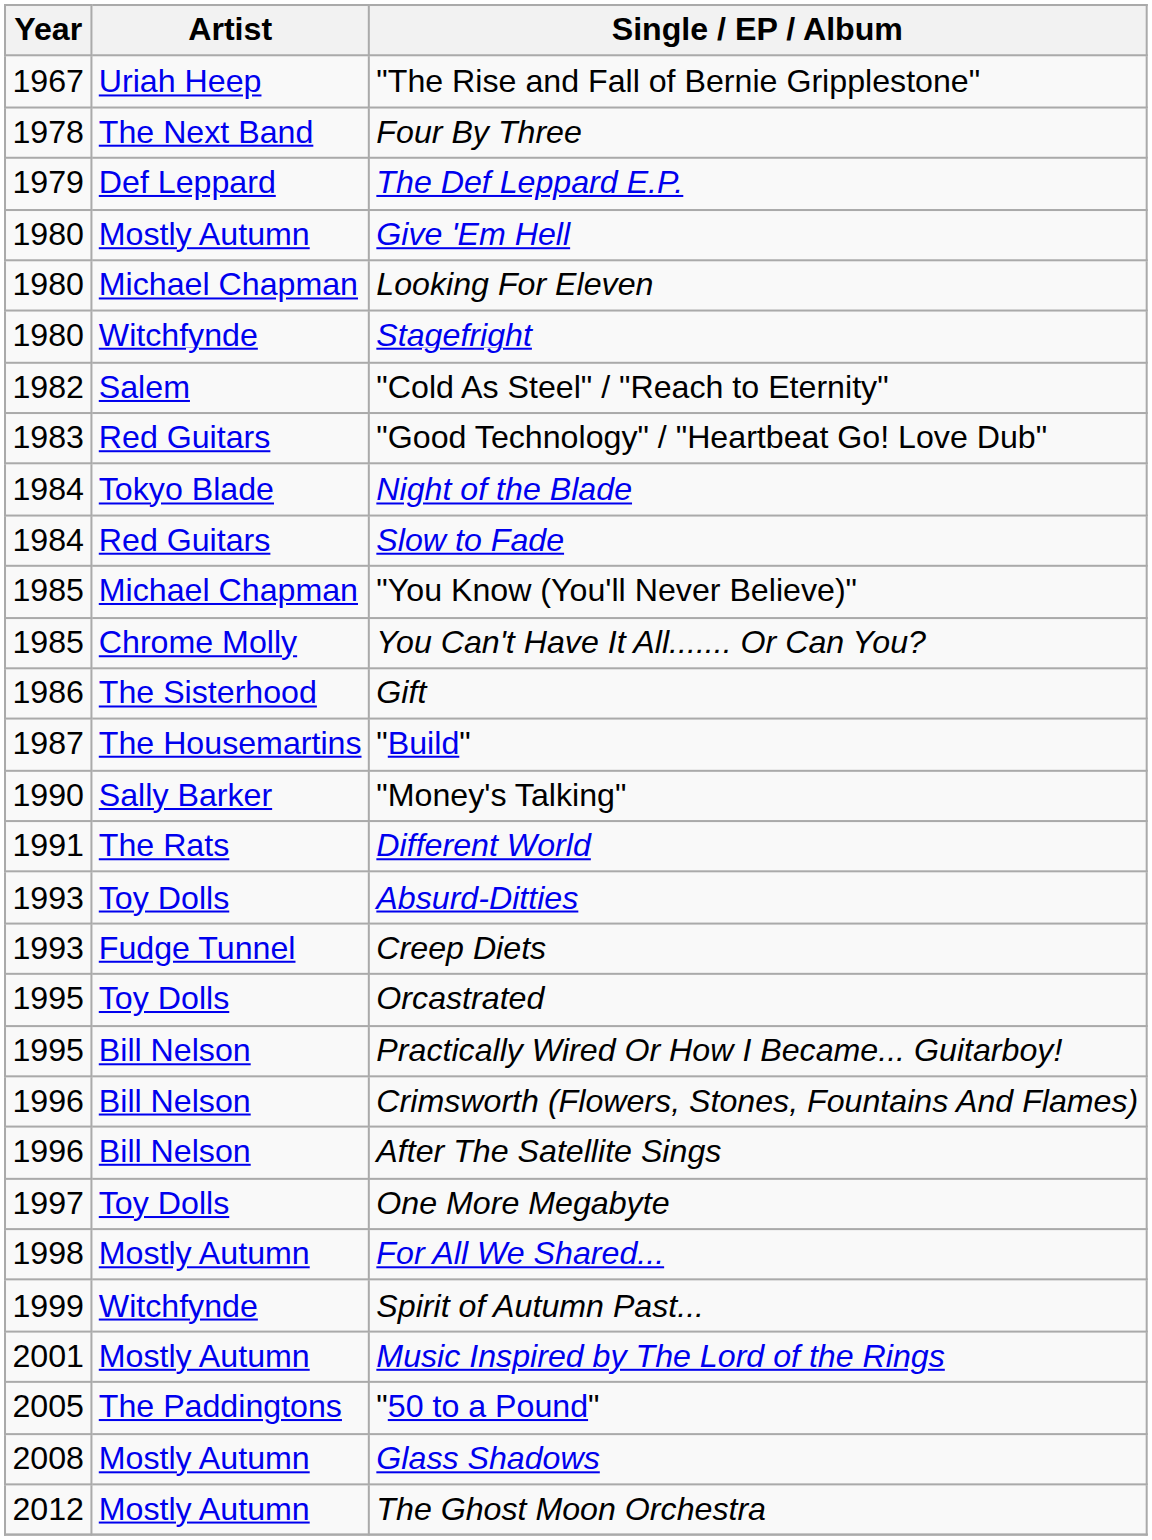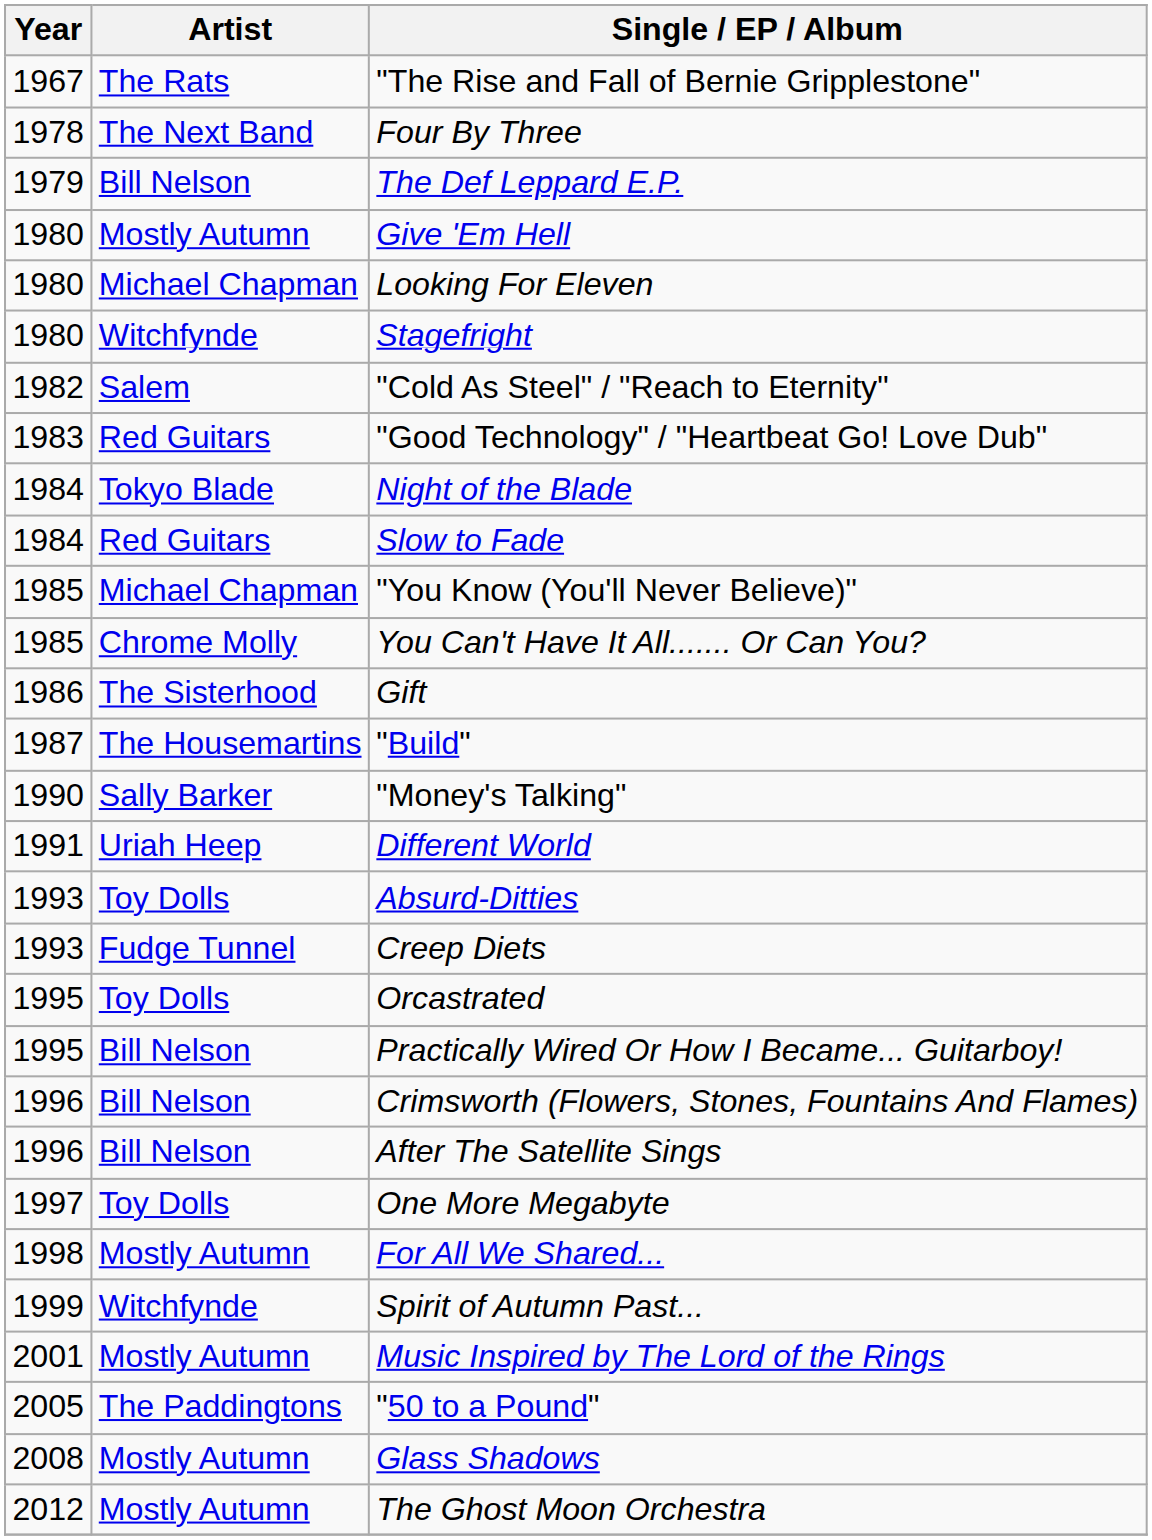(180, 81) Uriah Heep -> (164, 81) The Rats
(187, 183) Def Leppard -> (175, 183) Bill Nelson
(164, 846) The Rats -> (180, 846) Uriah Heep
